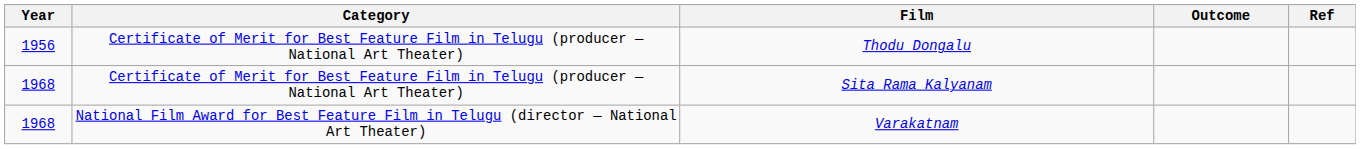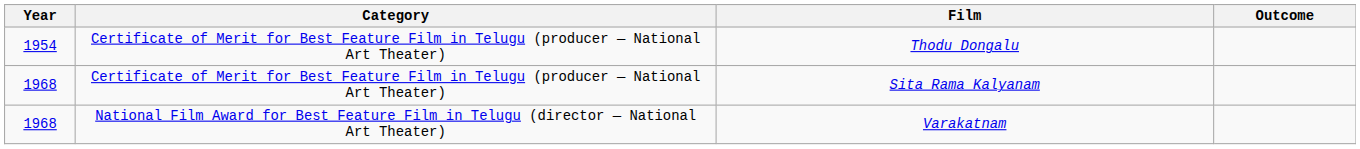- column: (1322, 16)
(38, 47) 1956 -> (40, 47) 1954
